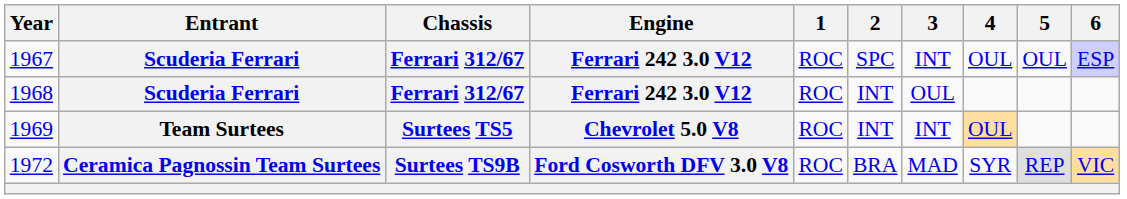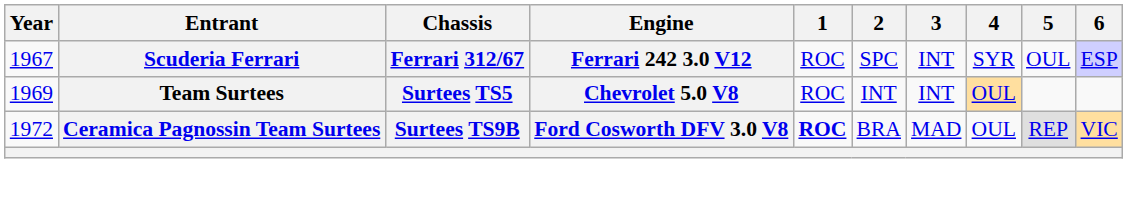(990, 58) OUL -> (994, 58) SYR
- row: (31, 93)
(821, 165) normal -> (822, 129) bold
(990, 165) SYR -> (994, 129) OUL
